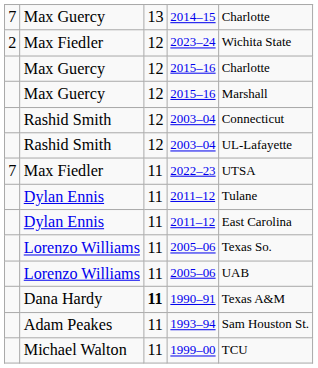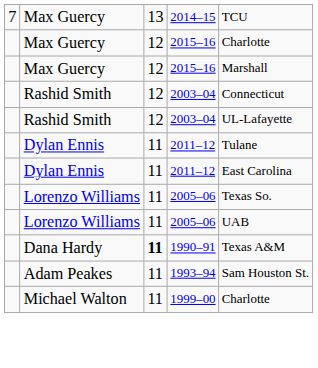(246, 17) Charlotte -> (235, 17) TCU
- row: (63, 42)
- row: (63, 171)
(235, 350) TCU -> (246, 299) Charlotte
